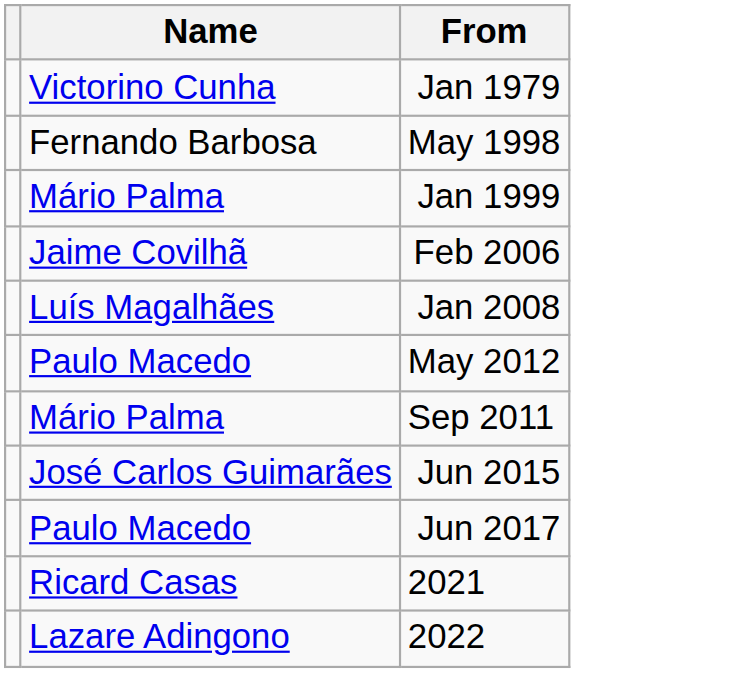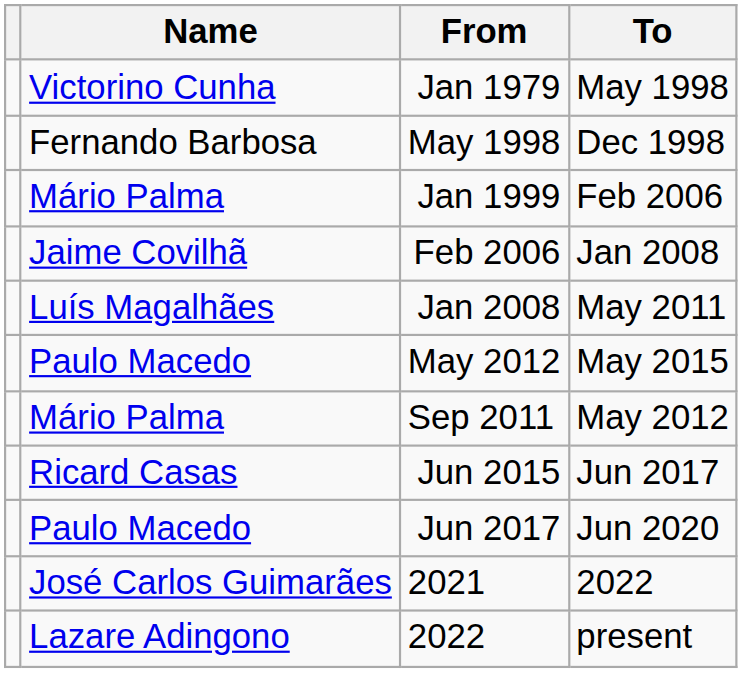+ column: (653, 32)
(210, 472) José Carlos Guimarães -> (133, 472) Ricard Casas
(133, 582) Ricard Casas -> (210, 582) José Carlos Guimarães
